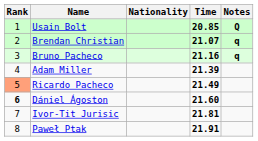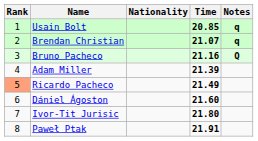(237, 26) Q -> (237, 26) q
(237, 56) q -> (237, 56) Q
(17, 99) bold -> (17, 99) normal
(206, 114) 21.81 -> (206, 114) 21.80
